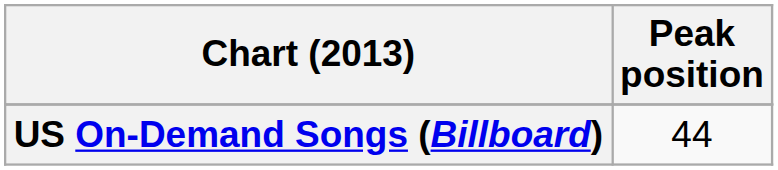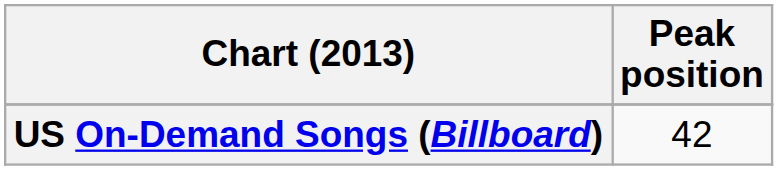(692, 134) 44 -> (692, 134) 42
